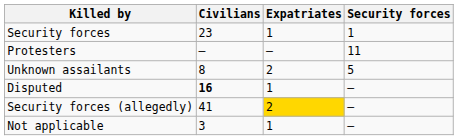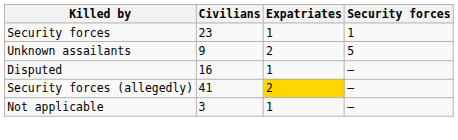- row: (42, 51)
(202, 70) 8 -> (202, 51) 9
(205, 88) bold -> (205, 70) normal
